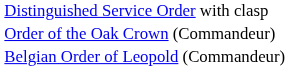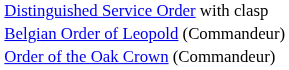rows swapped: (145, 56) <-> (140, 33)
